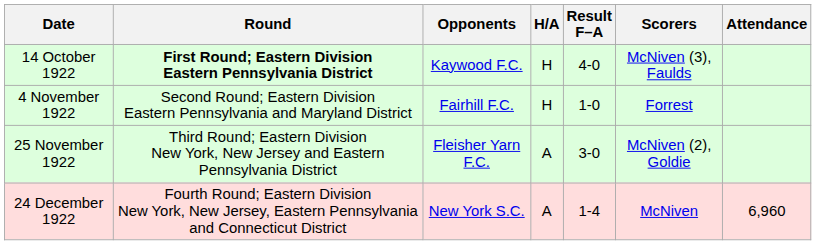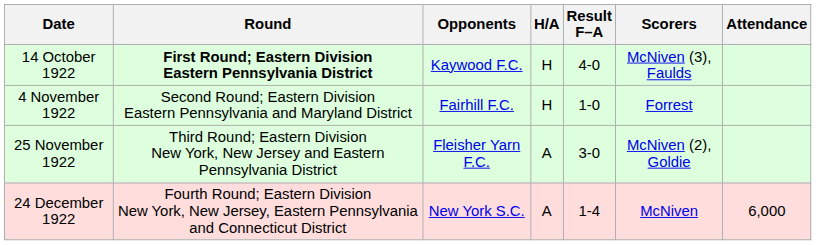(767, 211) 6,960 -> (767, 211) 6,000
